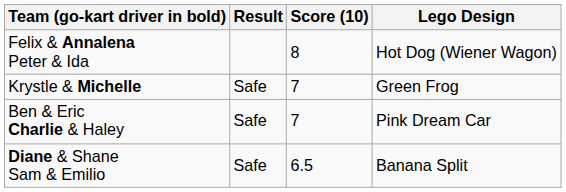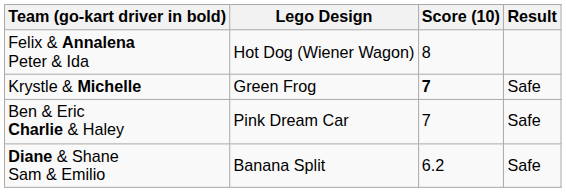columns swapped: (466, 17) <-> (258, 17)
(295, 86) normal -> (426, 86) bold
(302, 165) 6.5 -> (433, 165) 6.2
